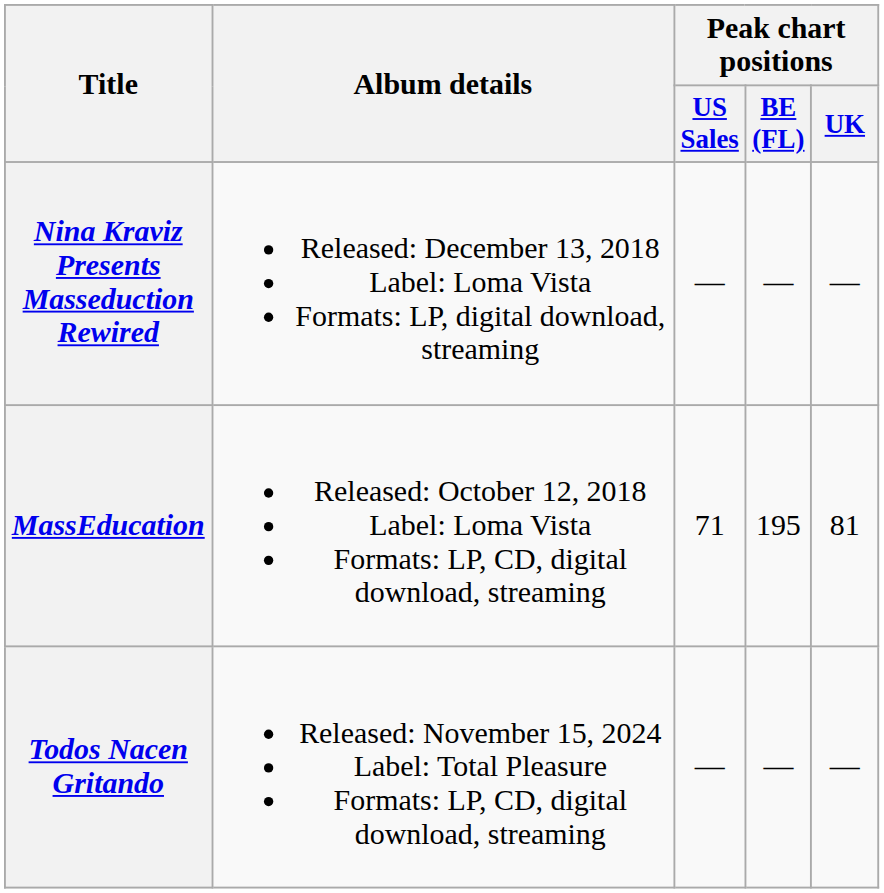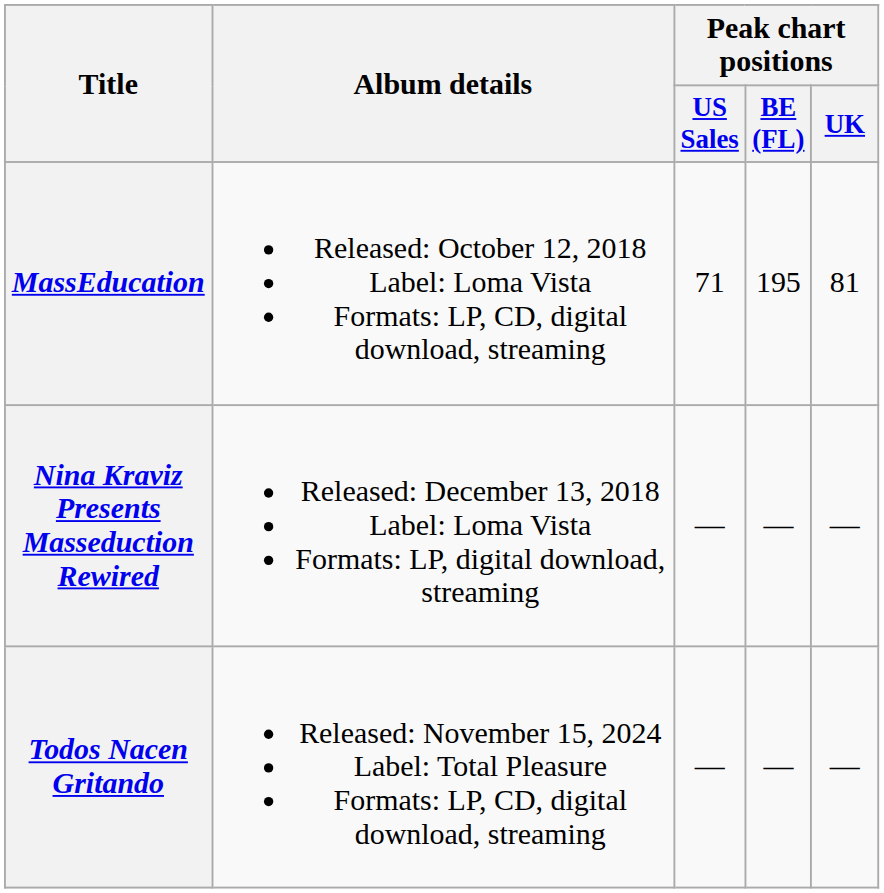rows swapped: (108, 524) <-> (108, 282)
